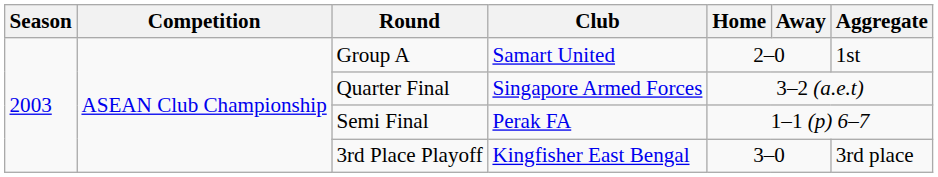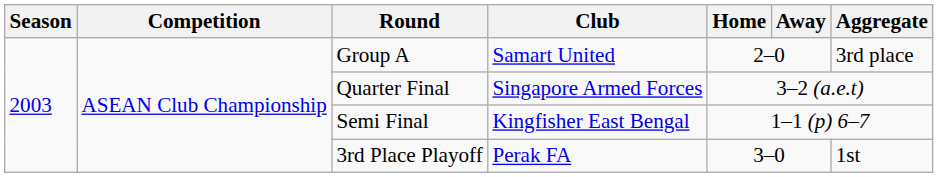(848, 54) 1st -> (875, 54) 3rd place
(532, 121) Perak FA -> (591, 121) Kingfisher East Bengal
(591, 155) Kingfisher East Bengal -> (532, 155) Perak FA
(875, 155) 3rd place -> (848, 155) 1st
